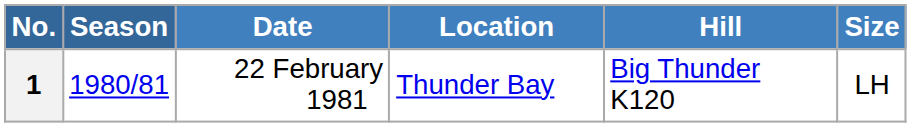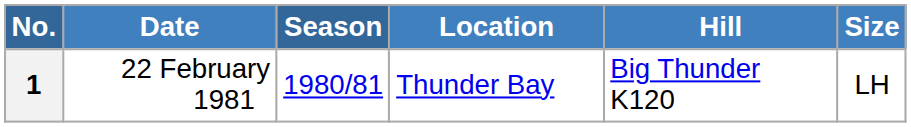columns swapped: (119, 26) <-> (283, 26)
